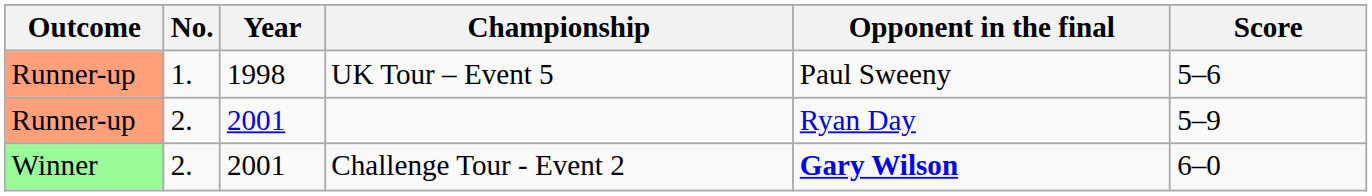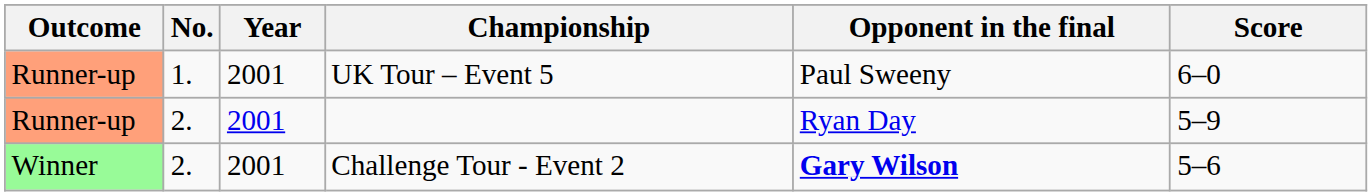(256, 73) 1998 -> (256, 73) 2001
(1199, 73) 5–6 -> (1199, 73) 6–0
(1199, 166) 6–0 -> (1199, 166) 5–6
